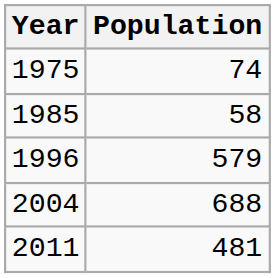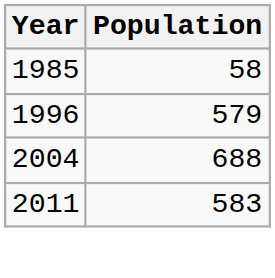- row: (46, 70)
(237, 248) 481 -> (237, 204) 583
